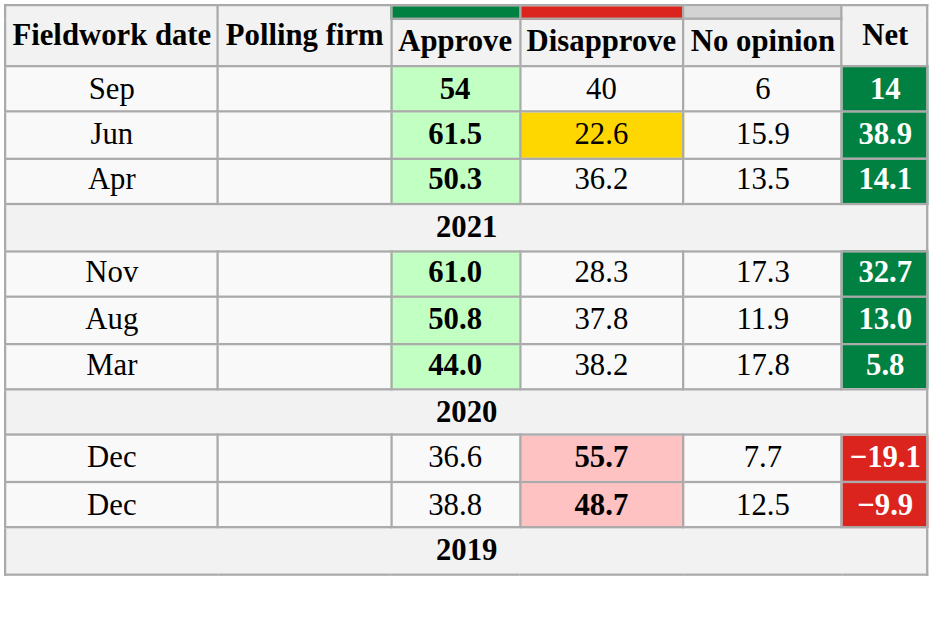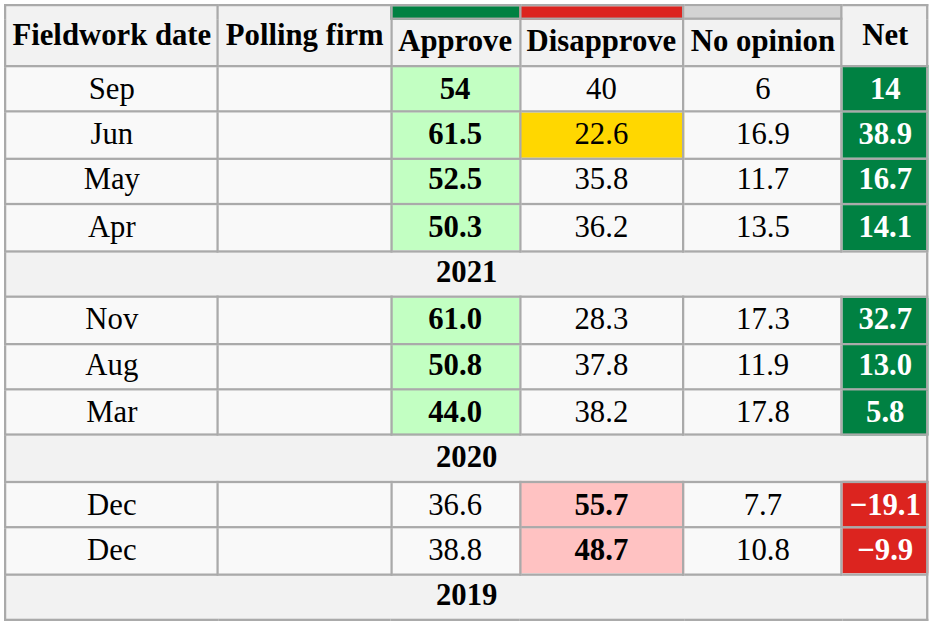(763, 134) 15.9 -> (763, 134) 16.9
+ row: (455, 180)
(763, 503) 12.5 -> (763, 549) 10.8
